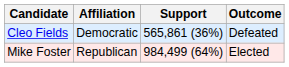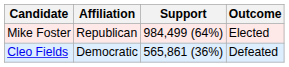rows swapped: (39, 52) <-> (38, 33)
